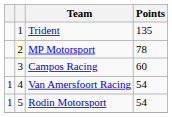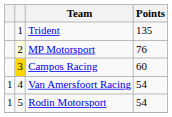(141, 48) 78 -> (141, 48) 76
(20, 66) no background -> (20, 66) gold background
